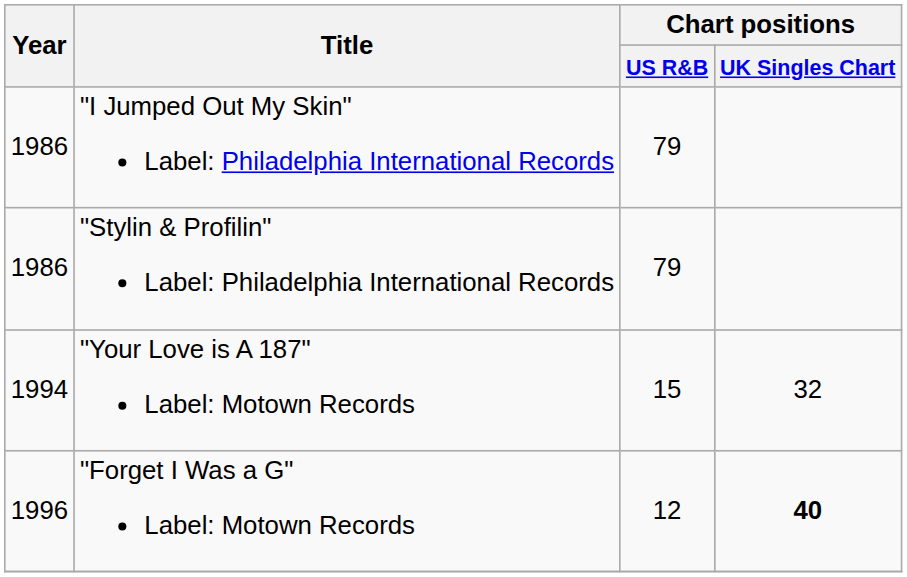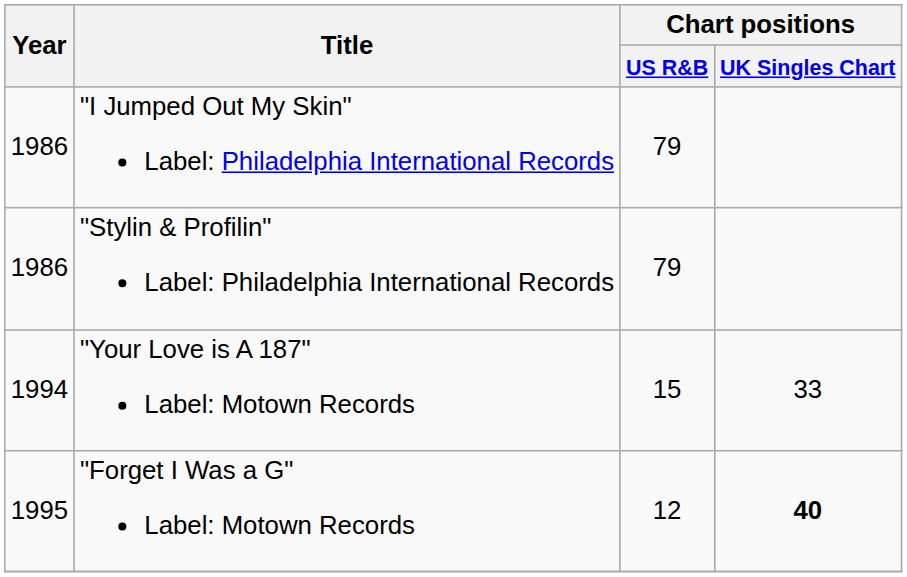(808, 389) 32 -> (808, 389) 33
(39, 510) 1996 -> (39, 510) 1995
